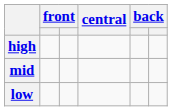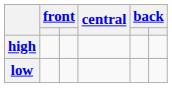- row: (22, 70)
